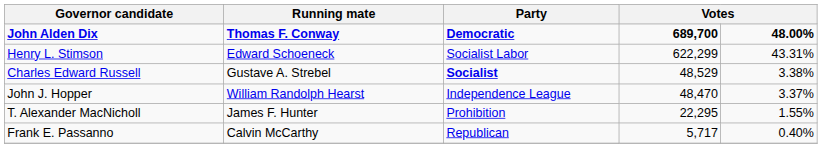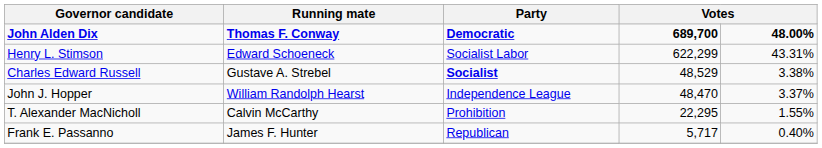(272, 113) James F. Hunter -> (273, 113) Calvin McCarthy
(273, 133) Calvin McCarthy -> (272, 133) James F. Hunter
